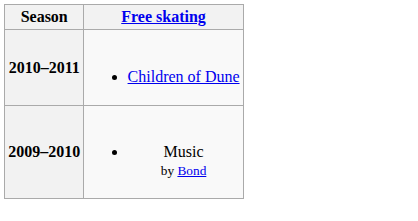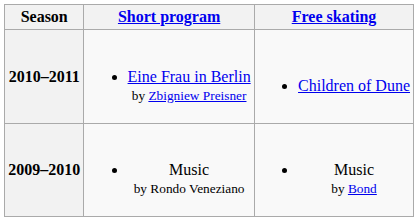+ column: (169, 17)
